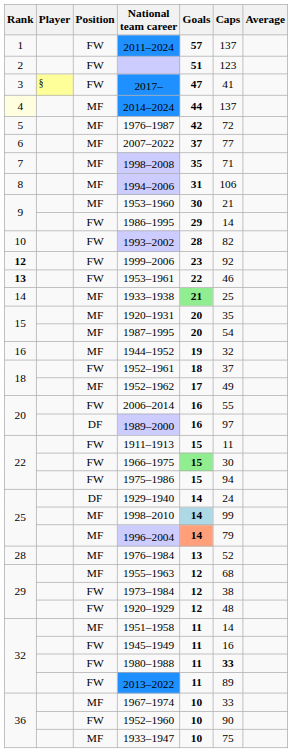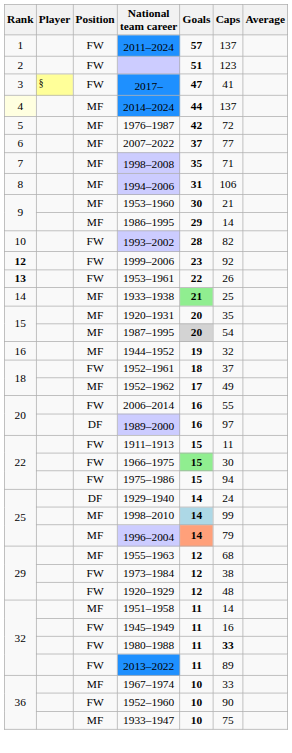(95, 221) FW -> (95, 221) MF
(228, 278) 46 -> (228, 278) 26
(197, 332) no background -> (197, 332) lightgrey background
- row: (149, 555)
